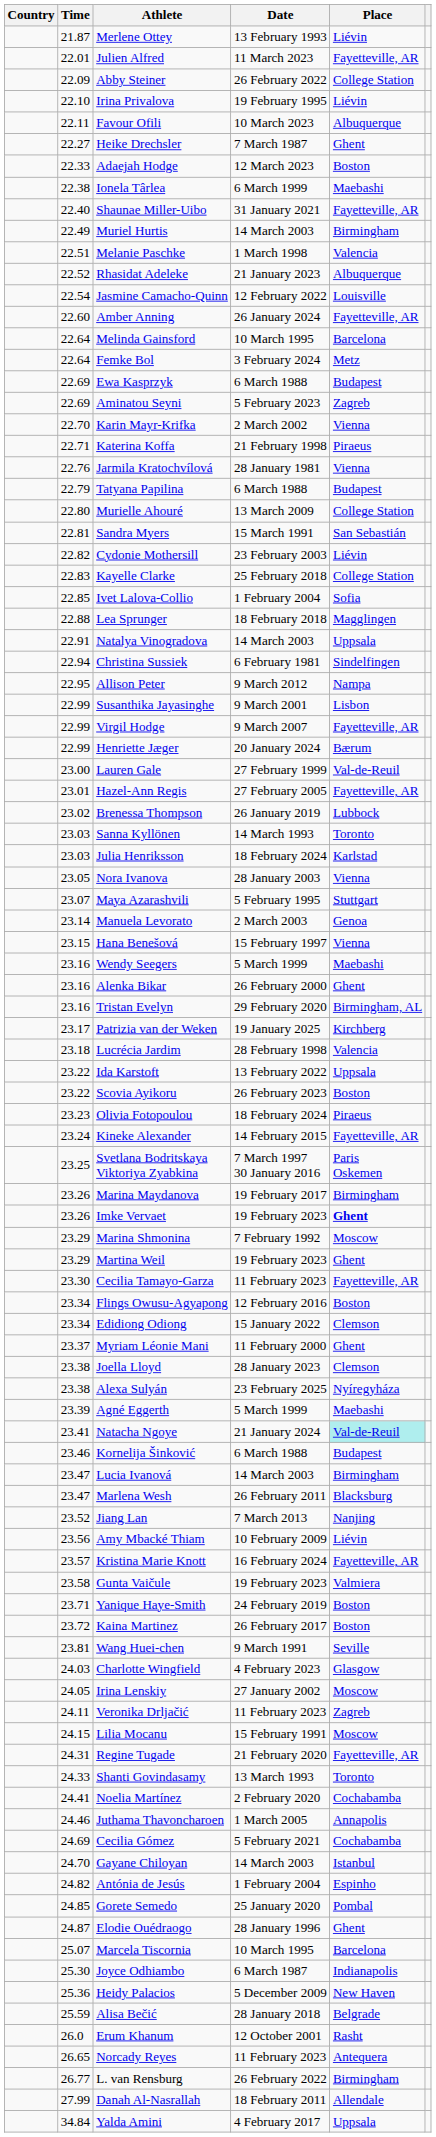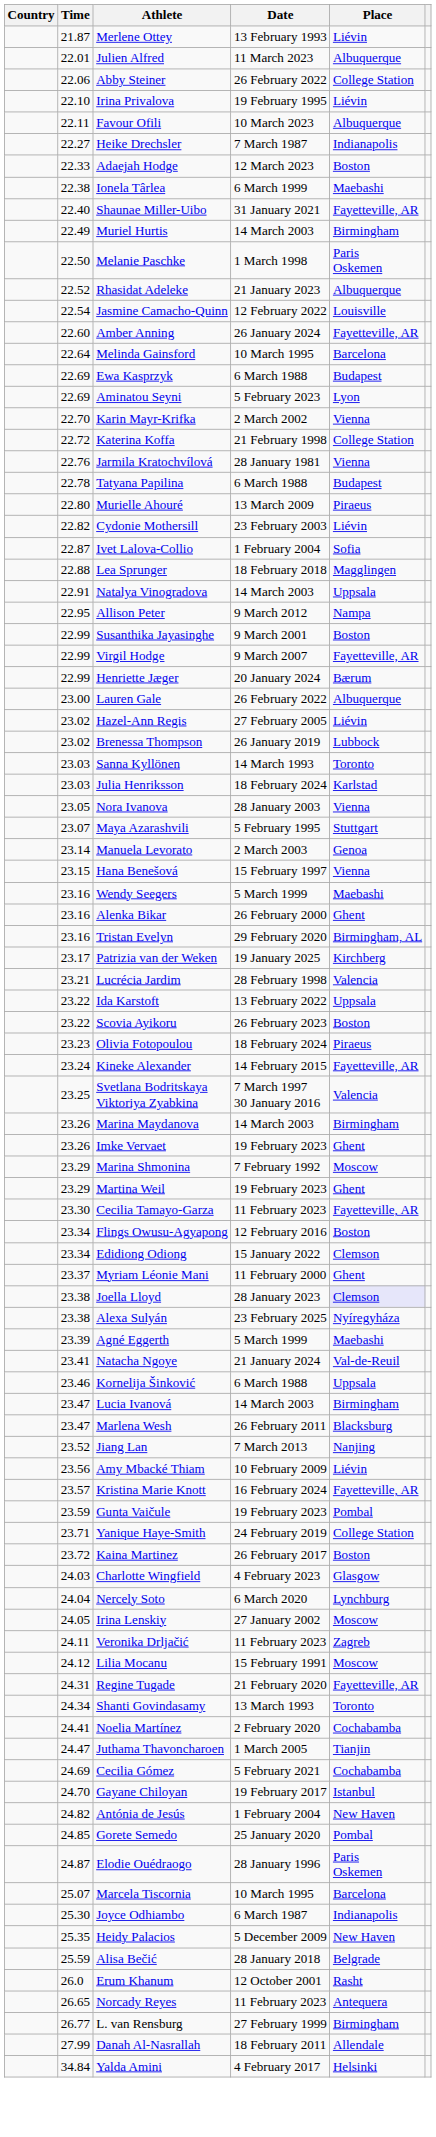(376, 58) Fayetteville, AR -> (367, 58) Albuquerque
(75, 80) 22.09 -> (75, 80) 22.06
(349, 144) Ghent -> (365, 144) Indianapolis
(75, 252) 22.51 -> (75, 260) 22.50
(355, 252) Valencia -> (358, 260) Paris Oskemen
- row: (125, 360)
(351, 403) Zagreb -> (346, 397) Lyon
(75, 446) 22.71 -> (75, 440) 22.72
(352, 446) Piraeus -> (373, 440) College Station
(75, 489) 22.79 -> (75, 483) 22.78
(373, 511) College Station -> (352, 505) Piraeus
- row: (133, 532)
- row: (136, 575)
(75, 597) 22.85 -> (75, 548) 22.87
- row: (142, 662)
(351, 705) Lisbon -> (351, 634) Boston
(280, 769) 27 February 1999 -> (280, 699) 26 February 2022
(366, 769) Val-de-Reuil -> (367, 699) Albuquerque
(75, 791) 23.01 -> (75, 720) 23.02
(376, 791) Fayetteville, AR -> (350, 720) Liévin
(75, 1050) 23.18 -> (75, 979) 23.21
(358, 1165) Paris Oskemen -> (355, 1094) Valencia
(280, 1194) 19 February 2017 -> (274, 1124) 14 March 2003
(350, 1216) bold -> (349, 1145) normal
(356, 1367) no background -> (356, 1296) lavender background
(366, 1431) paleturquoise background -> (366, 1361) no background
(357, 1453) Budapest -> (354, 1382) Uppsala
(75, 1582) 23.58 -> (75, 1512) 23.59
(356, 1582) Valmiera -> (353, 1512) Pombal
(351, 1604) Boston -> (373, 1533) College Station
- row: (140, 1647)
+ row: (130, 1598)
(75, 1733) 24.15 -> (75, 1662) 24.12
(75, 1776) 24.33 -> (75, 1706) 24.34
(75, 1819) 24.46 -> (75, 1749) 24.47
(360, 1819) Annapolis -> (352, 1749) Tianjin
(274, 1863) 14 March 2003 -> (280, 1792) 19 February 2017
(354, 1884) Espinho -> (364, 1813) New Haven
(349, 1927) Ghent -> (358, 1864) Paris Oskemen
(75, 1992) 25.36 -> (75, 1937) 25.35
(280, 2078) 26 February 2022 -> (280, 2023) 27 February 1999
(354, 2121) Uppsala -> (355, 2066) Helsinki
